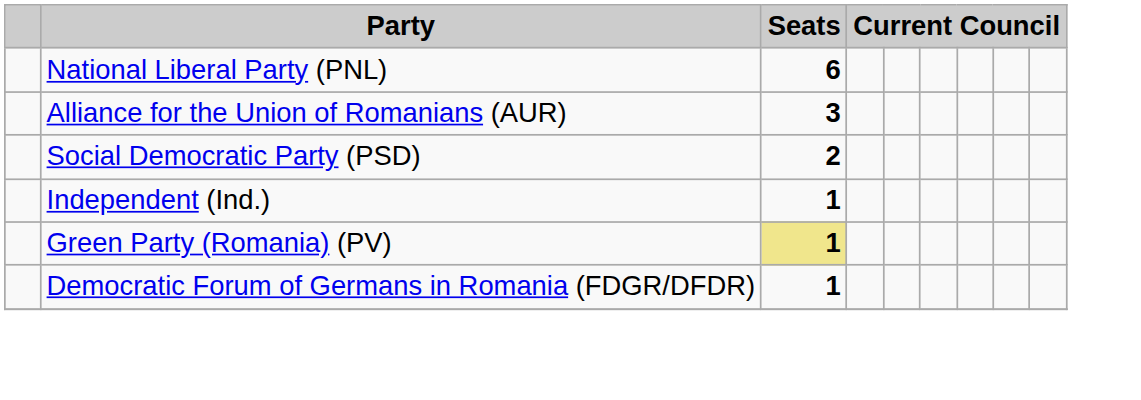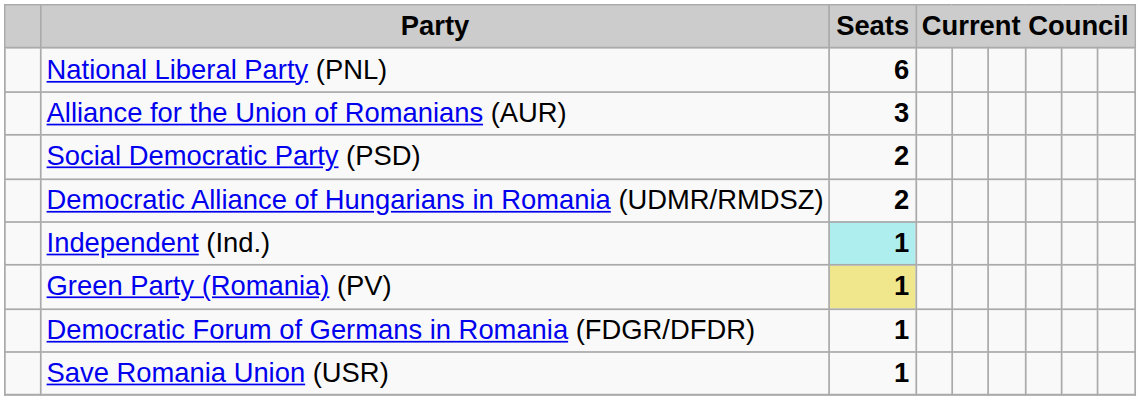+ row: (435, 199)
(833, 199) no background -> (902, 243) paleturquoise background
+ row: (218, 373)
